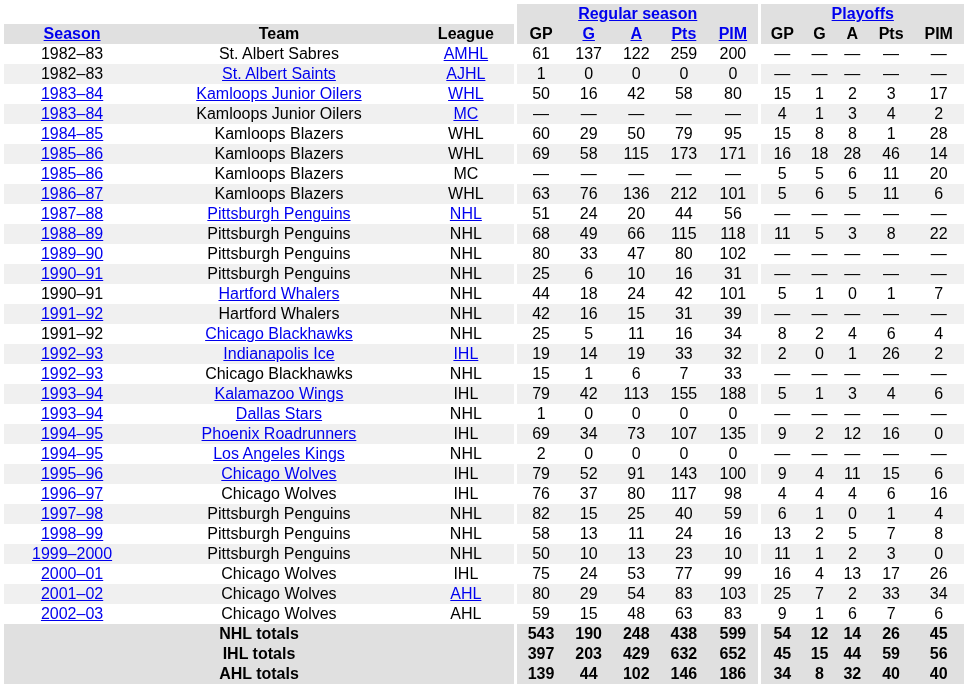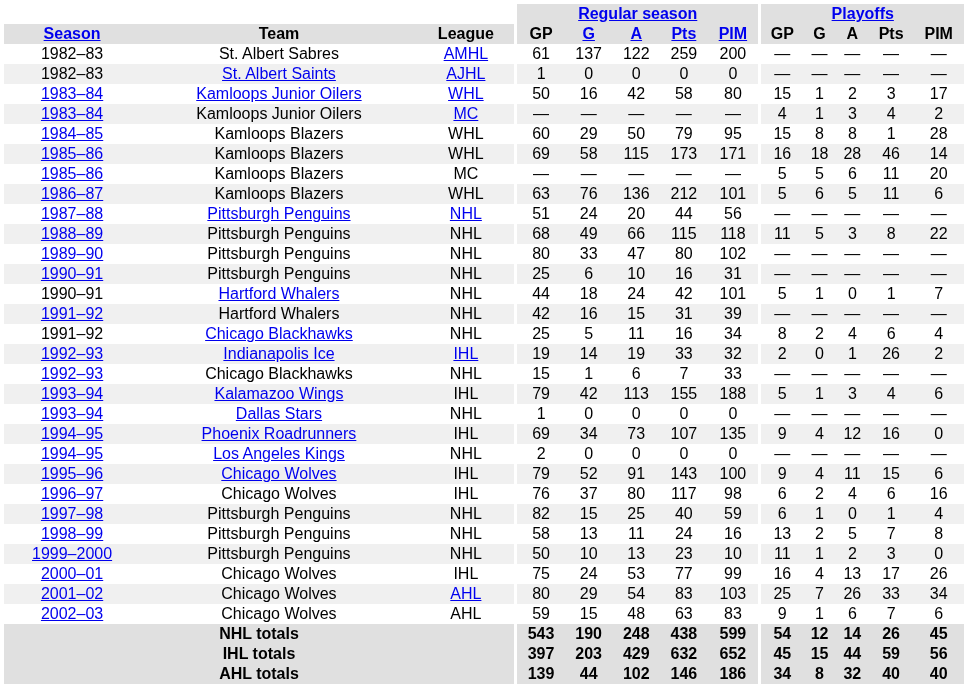(820, 434) 2 -> (820, 434) 4
(782, 494) 4 -> (782, 494) 6
(820, 494) 4 -> (820, 494) 2
(852, 594) 2 -> (852, 594) 26
